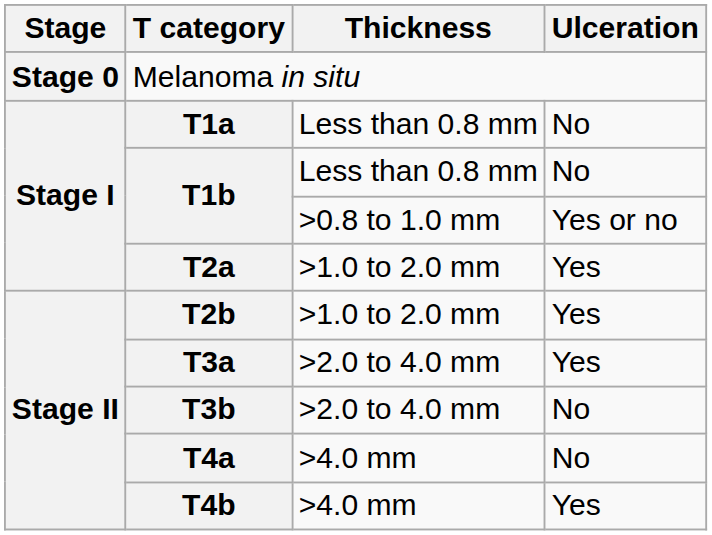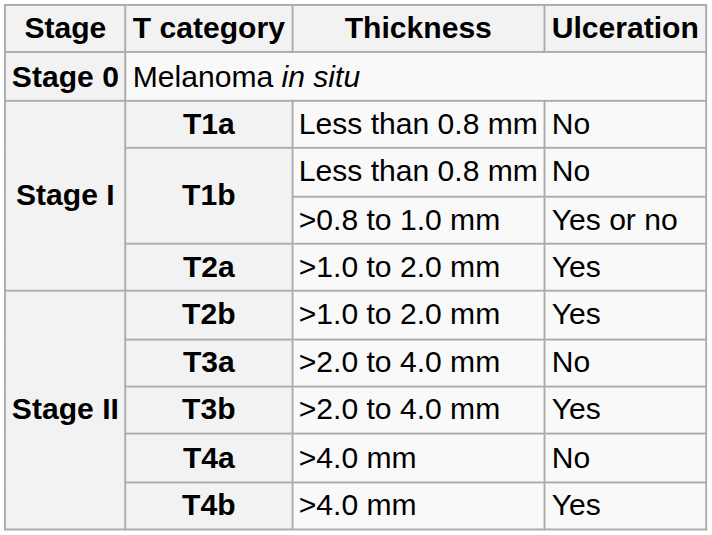(576, 362) Yes -> (571, 362) No
(571, 409) No -> (576, 409) Yes
